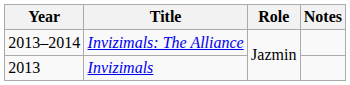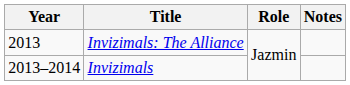(44, 42) 2013–2014 -> (24, 42) 2013
(24, 67) 2013 -> (44, 67) 2013–2014
